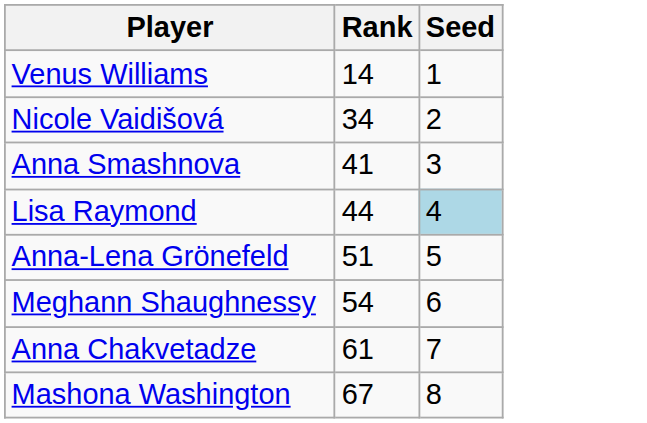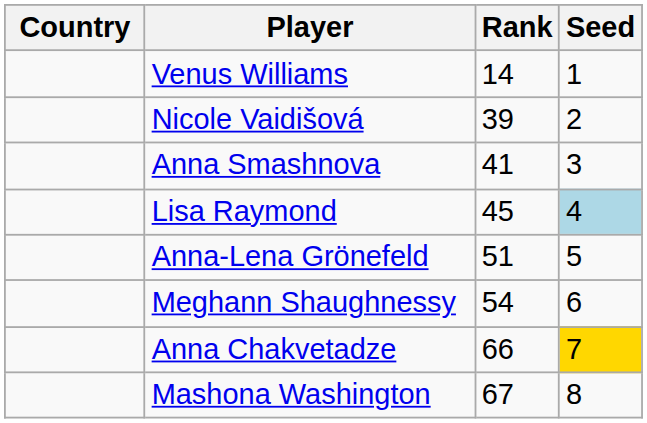+ column: (75, 27)
(358, 119) 34 -> (498, 119) 39
(358, 211) 44 -> (498, 211) 45
(358, 348) 61 -> (498, 348) 66
(434, 348) no background -> (574, 348) gold background
